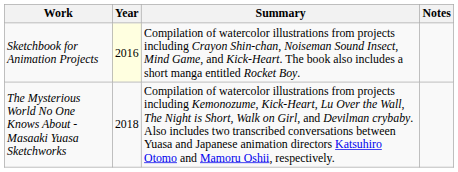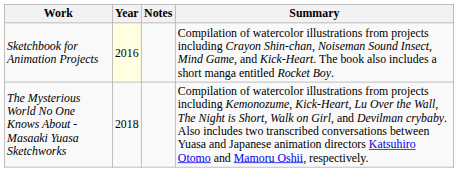columns swapped: (281, 13) <-> (437, 13)
